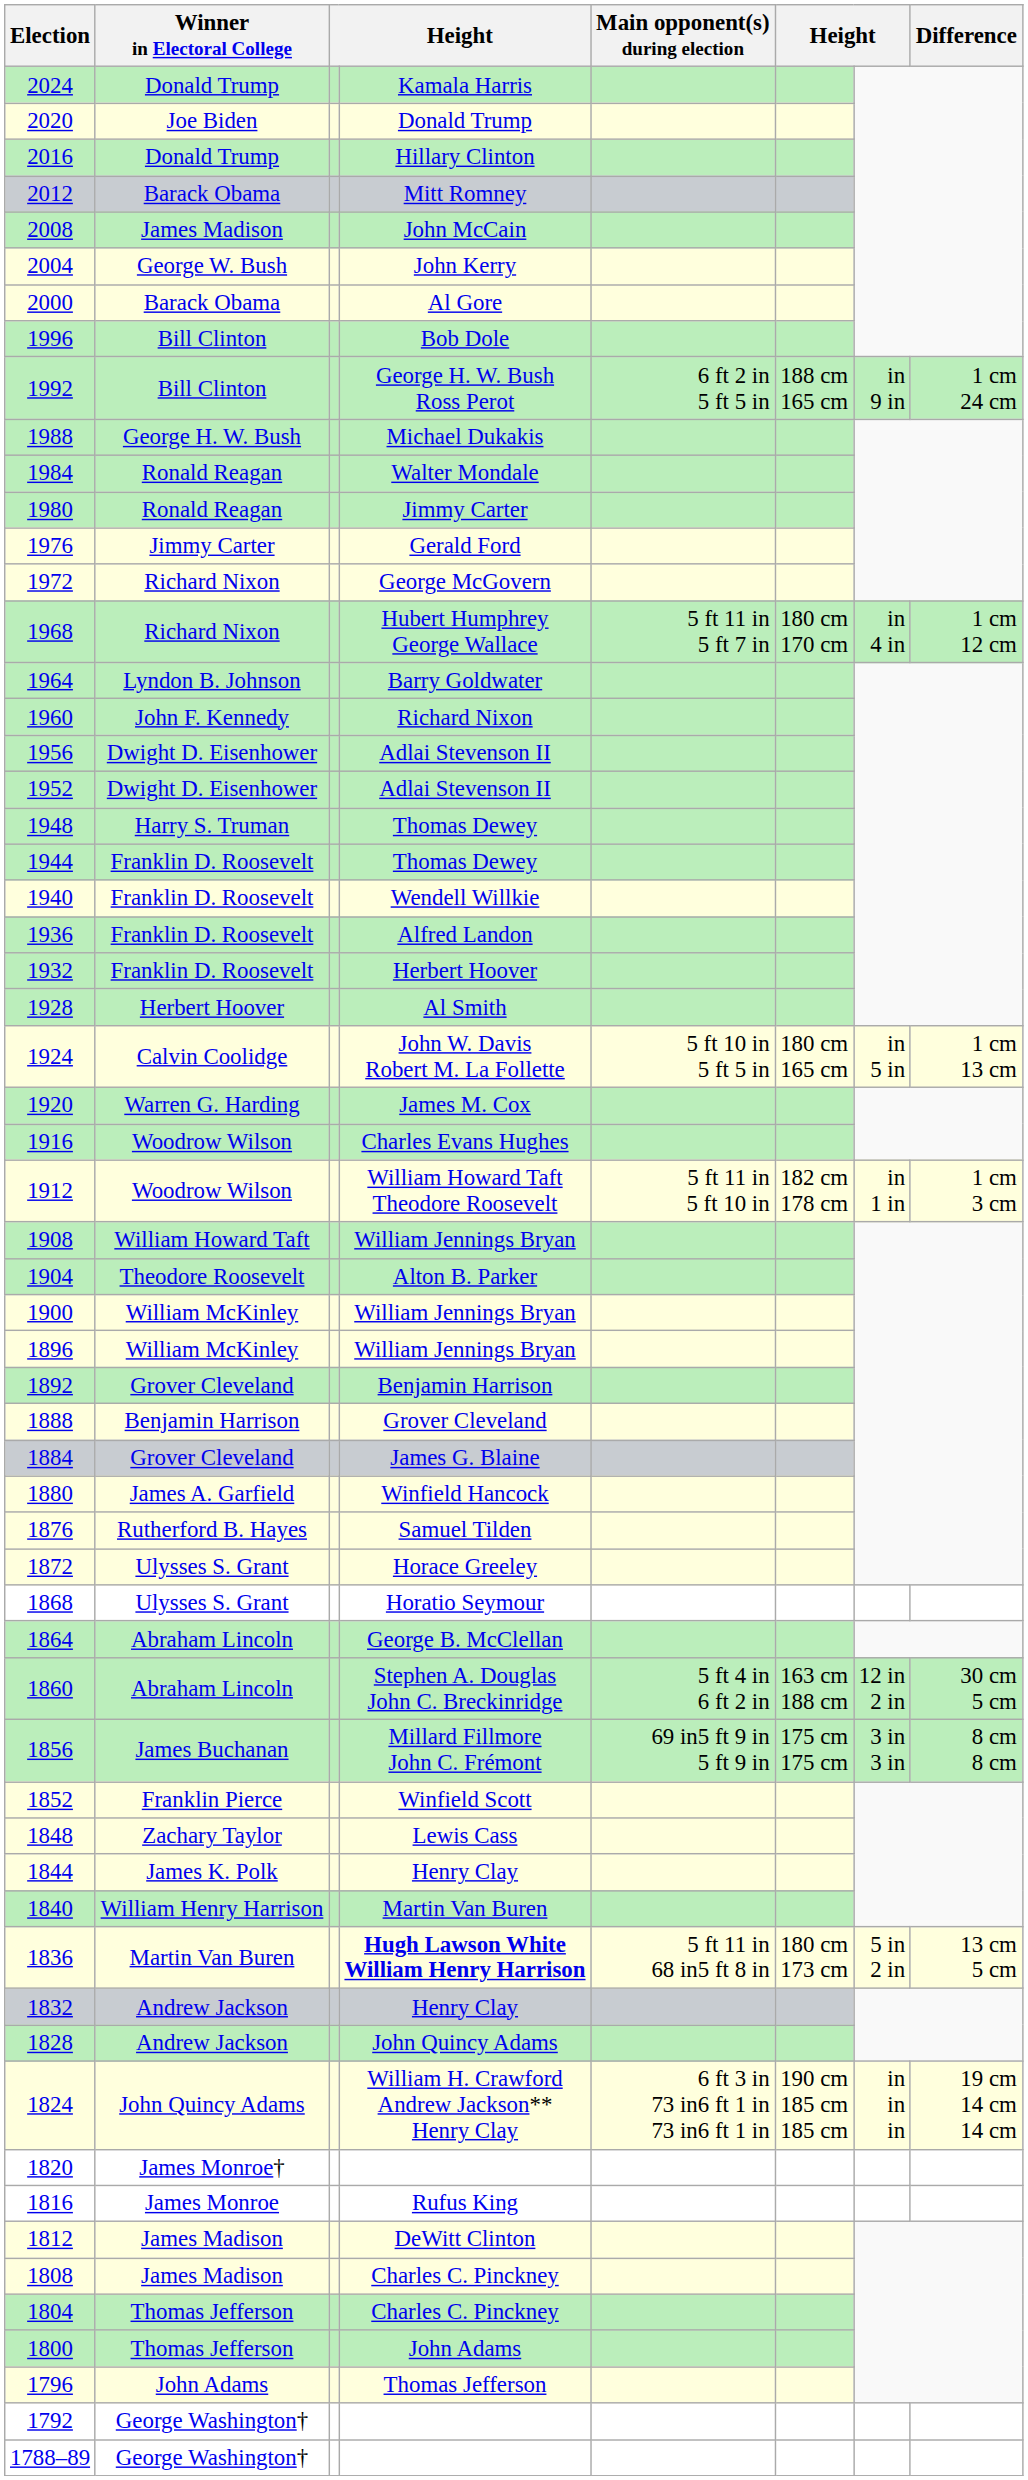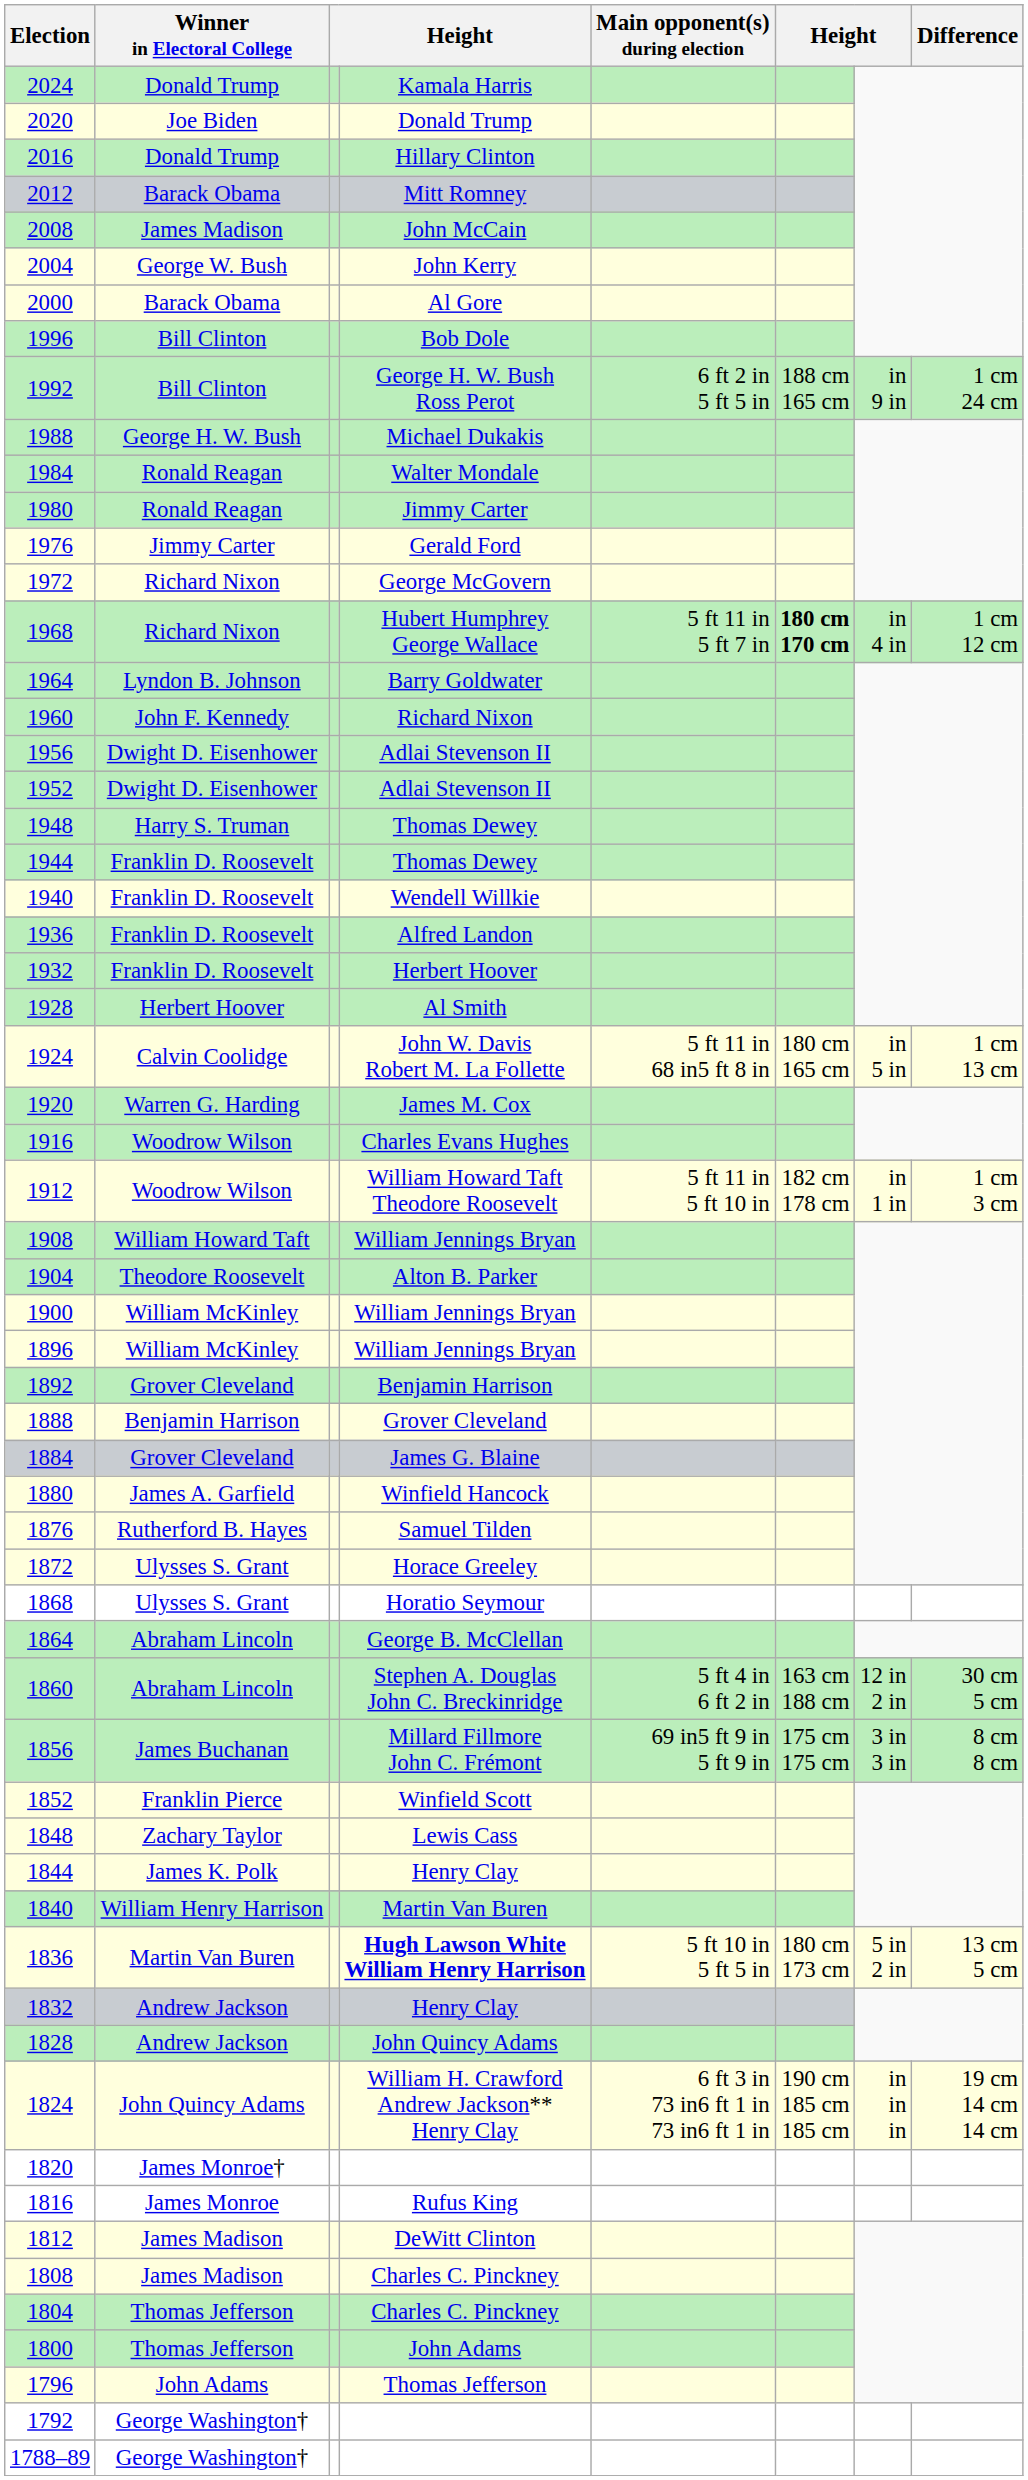(814, 631) normal -> (815, 631) bold
(728, 1056) 5 ft 10 in 5 ft 5 in -> (711, 1056) 5 ft 11 in 68 in5 ft 8 in
(711, 1957) 5 ft 11 in 68 in5 ft 8 in -> (728, 1957) 5 ft 10 in 5 ft 5 in
